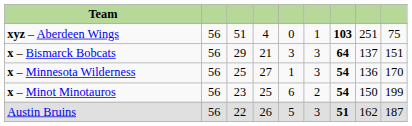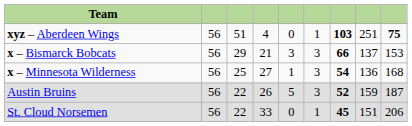(394, 33) normal -> (394, 33) bold
(343, 53) 64 -> (343, 53) 66
(394, 53) 151 -> (394, 53) 153
(394, 72) 170 -> (394, 72) 168
- row: (61, 92)
(343, 111) 51 -> (343, 92) 52
(368, 111) 162 -> (368, 92) 159
+ row: (57, 111)
